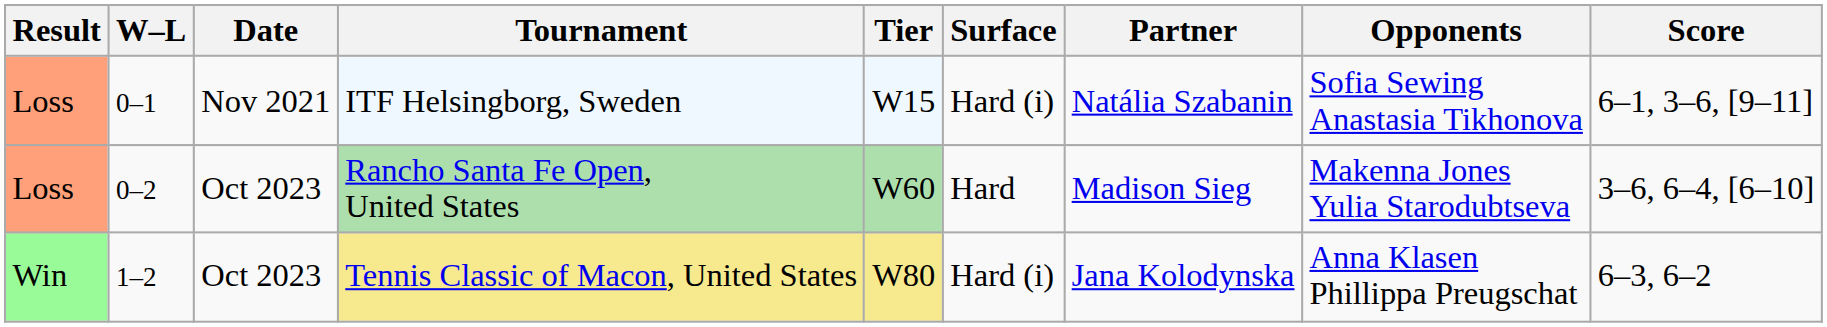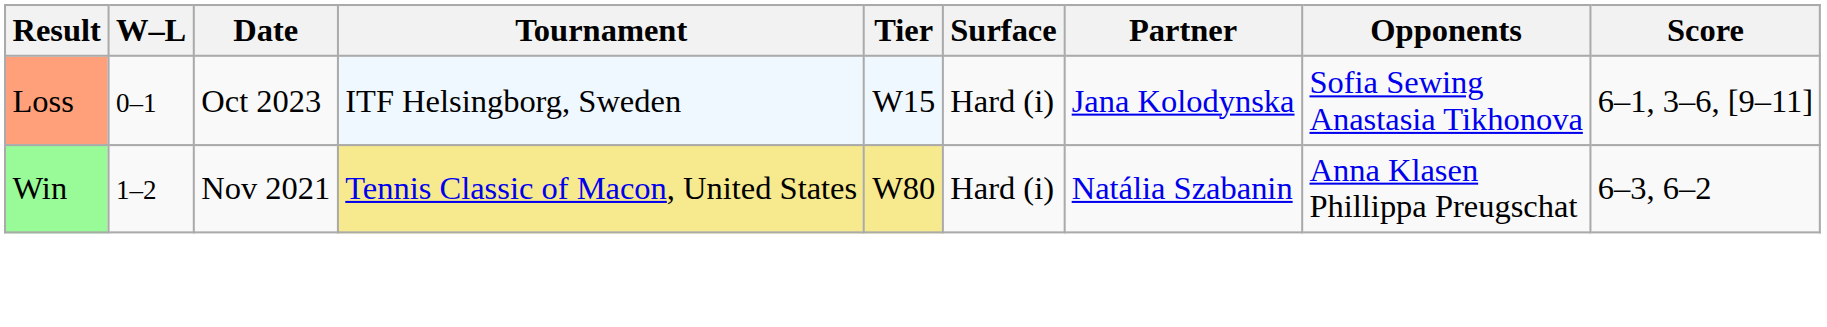(266, 100) Nov 2021 -> (261, 100) Oct 2023
(1182, 100) Natália Szabanin -> (1183, 100) Jana Kolodynska
- row: (499, 188)
(261, 276) Oct 2023 -> (266, 188) Nov 2021
(1183, 276) Jana Kolodynska -> (1182, 188) Natália Szabanin
